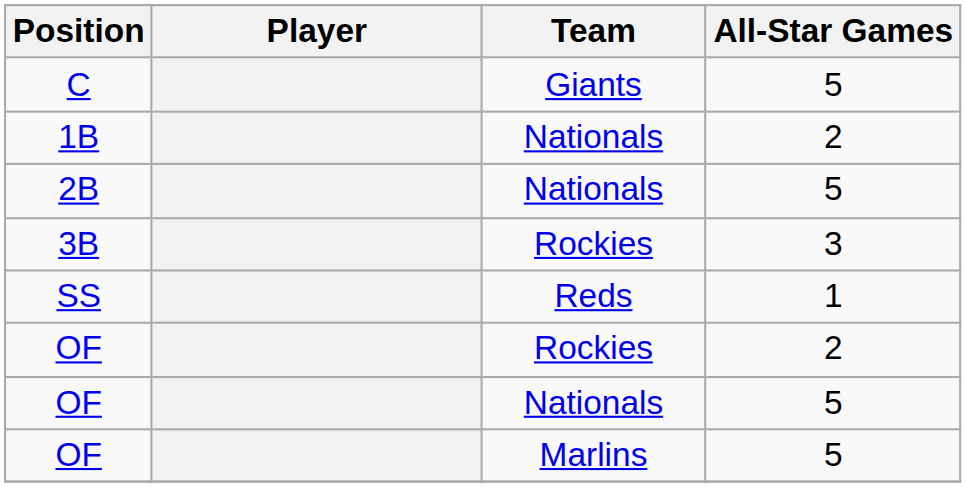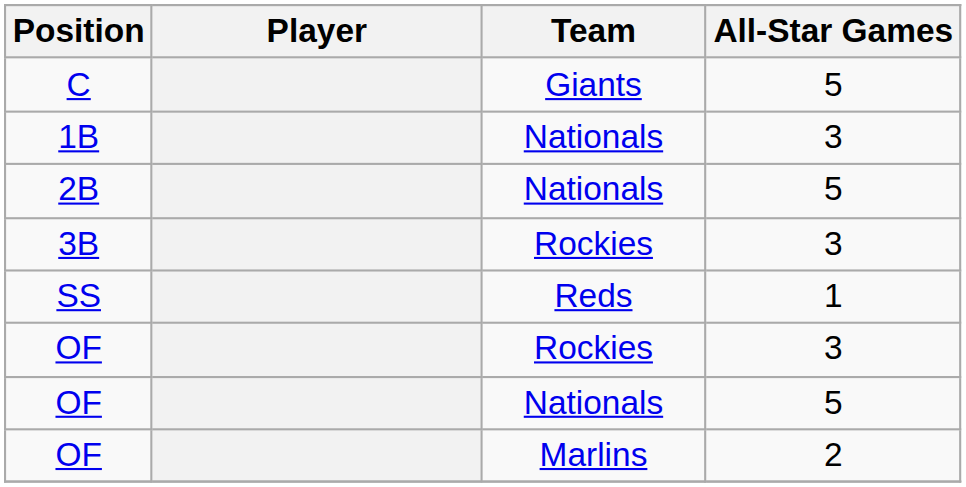(833, 137) 2 -> (833, 137) 3
(833, 349) 2 -> (833, 349) 3
(833, 455) 5 -> (833, 455) 2
